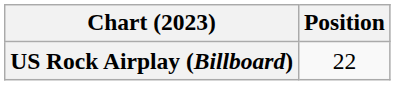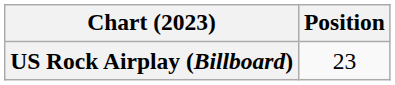(344, 60) 22 -> (344, 60) 23
